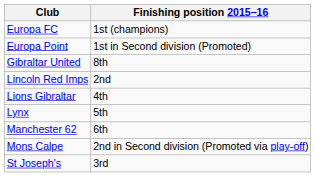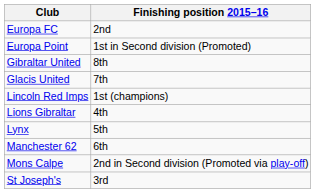(131, 29) 1st (champions) -> (102, 29) 2nd
+ row: (38, 79)
(102, 79) 2nd -> (131, 96) 1st (champions)
